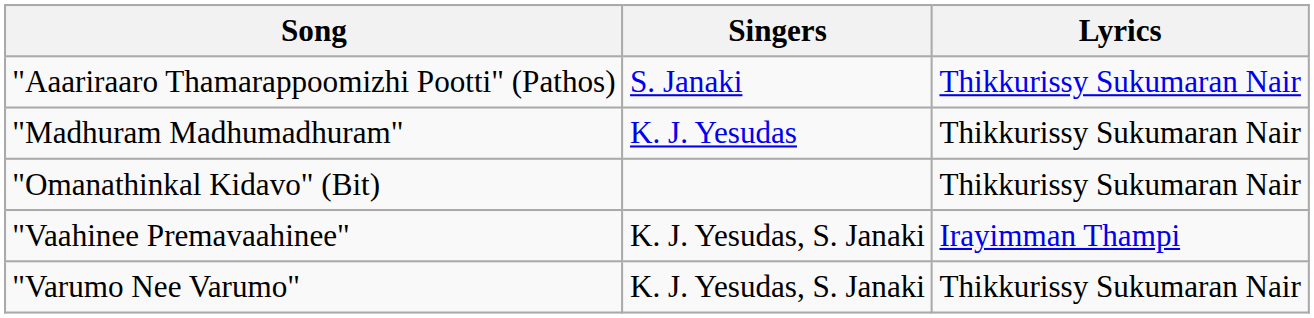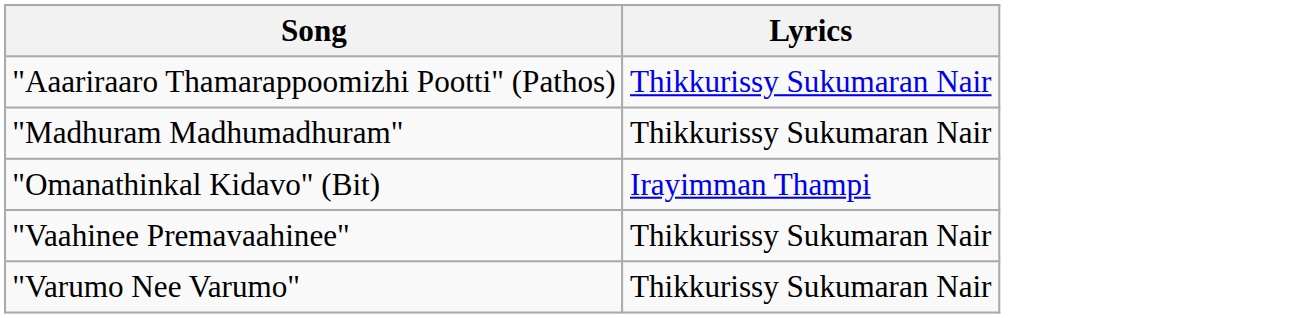- column: (777, 30)
(1120, 184) Thikkurissy Sukumaran Nair -> (750, 184) Irayimman Thampi
(1060, 235) Irayimman Thampi -> (811, 235) Thikkurissy Sukumaran Nair
